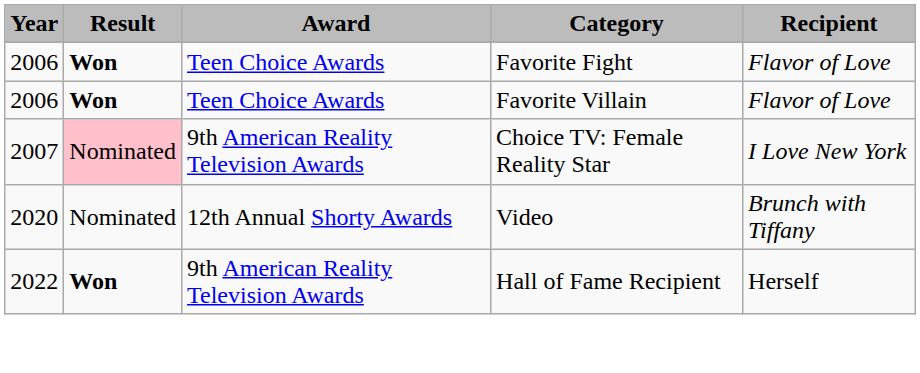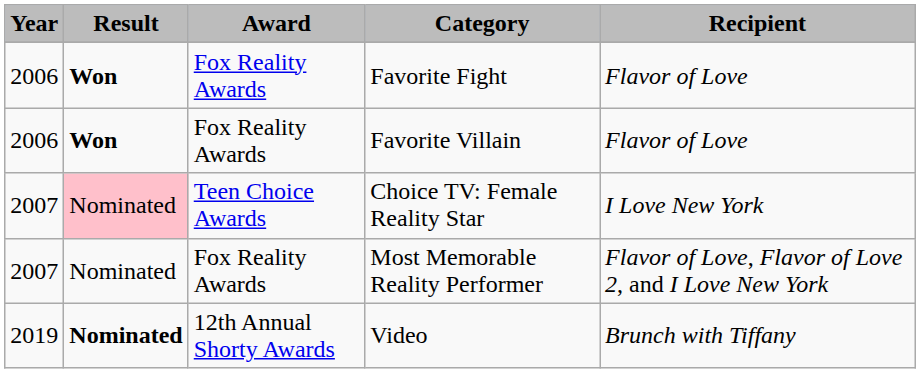(286, 61) Teen Choice Awards -> (250, 75) Fox Reality Awards
(286, 99) Teen Choice Awards -> (250, 140) Fox Reality Awards
(290, 151) 9th American Reality Television Awards -> (254, 205) Teen Choice Awards
+ row: (457, 270)
(34, 216) 2020 -> (34, 335) 2019
(123, 216) normal -> (126, 335) bold
- row: (608, 281)
